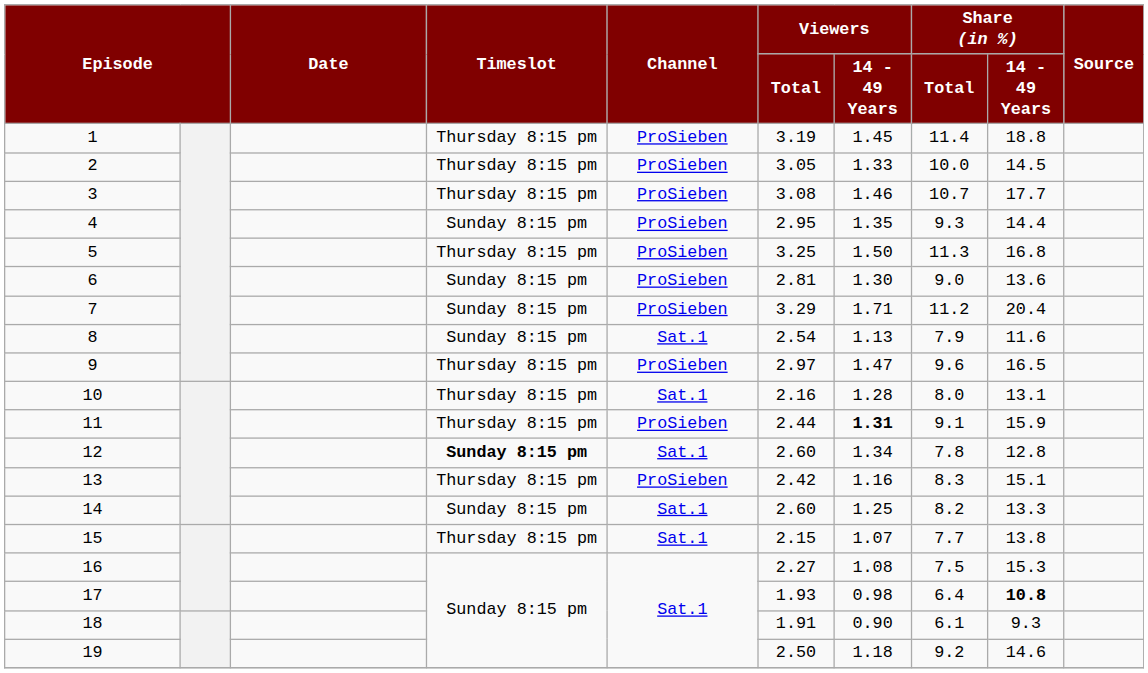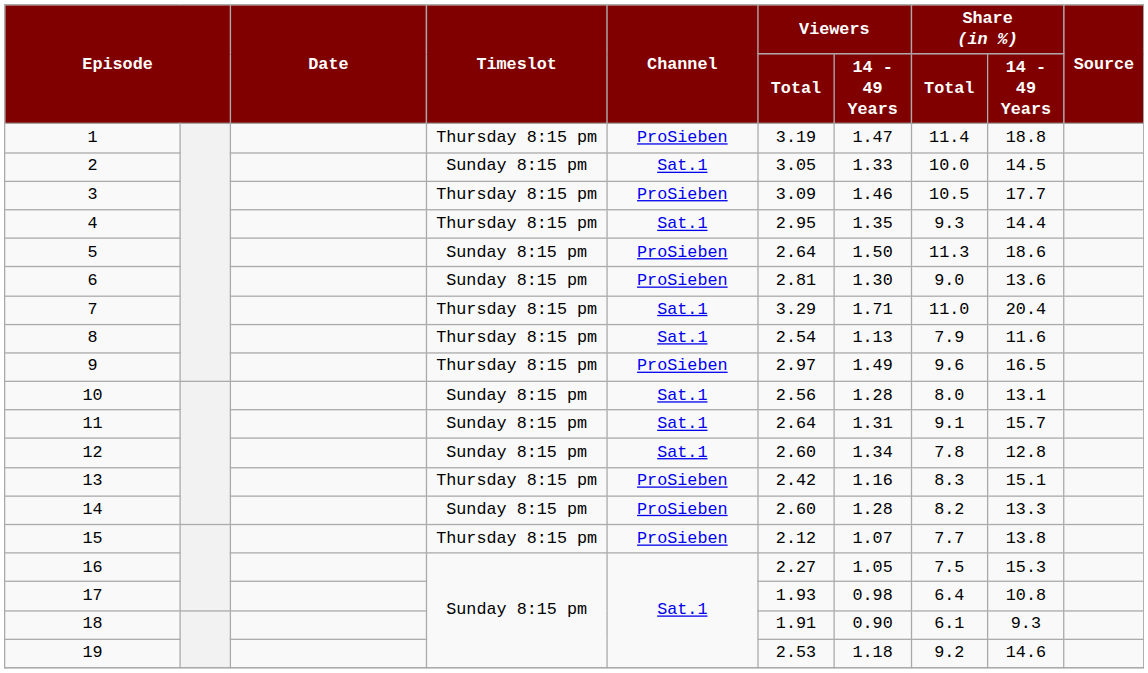(873, 137) 1.45 -> (873, 137) 1.47
(517, 166) Thursday 8:15 pm -> (517, 166) Sunday 8:15 pm
(682, 166) ProSieben -> (682, 166) Sat.1
(796, 195) 3.08 -> (796, 195) 3.09
(949, 195) 10.7 -> (949, 195) 10.5
(517, 223) Sunday 8:15 pm -> (517, 223) Thursday 8:15 pm
(682, 223) ProSieben -> (682, 223) Sat.1
(517, 252) Thursday 8:15 pm -> (517, 252) Sunday 8:15 pm
(796, 252) 3.25 -> (796, 252) 2.64
(1026, 252) 16.8 -> (1026, 252) 18.6
(517, 309) Sunday 8:15 pm -> (517, 309) Thursday 8:15 pm
(682, 309) ProSieben -> (682, 309) Sat.1
(949, 309) 11.2 -> (949, 309) 11.0
(517, 338) Sunday 8:15 pm -> (517, 338) Thursday 8:15 pm
(873, 366) 1.47 -> (873, 366) 1.49
(517, 395) Thursday 8:15 pm -> (517, 395) Sunday 8:15 pm
(796, 395) 2.16 -> (796, 395) 2.56
(517, 424) Thursday 8:15 pm -> (517, 424) Sunday 8:15 pm
(682, 424) ProSieben -> (682, 424) Sat.1
(796, 424) 2.44 -> (796, 424) 2.64
(873, 424) bold -> (873, 424) normal
(1026, 424) 15.9 -> (1026, 424) 15.7
(517, 452) bold -> (517, 452) normal
(682, 510) Sat.1 -> (682, 510) ProSieben
(873, 510) 1.25 -> (873, 510) 1.28
(682, 538) Sat.1 -> (682, 538) ProSieben
(796, 538) 2.15 -> (796, 538) 2.12
(873, 567) 1.08 -> (873, 567) 1.05
(1026, 595) bold -> (1026, 595) normal
(796, 653) 2.50 -> (796, 653) 2.53
